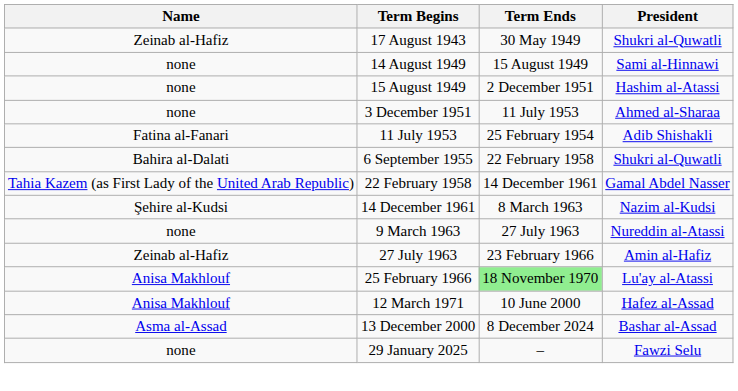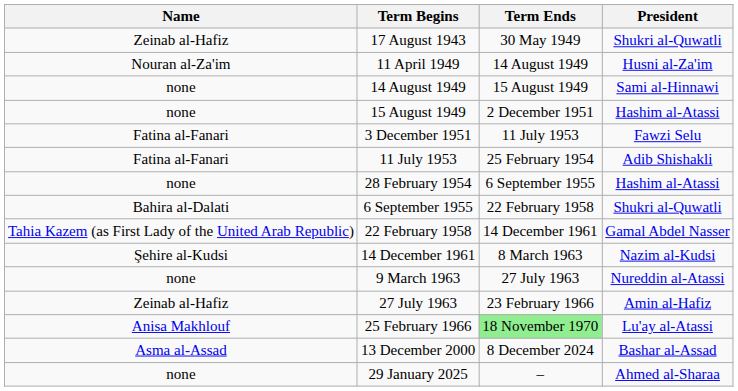+ row: (418, 64)
(181, 111) none -> (181, 135) Fatina al-Fanari
(668, 111) Ahmed al-Sharaa -> (668, 135) Fawzi Selu
+ row: (418, 183)
- row: (418, 302)
(668, 350) Fawzi Selu -> (668, 374) Ahmed al-Sharaa
